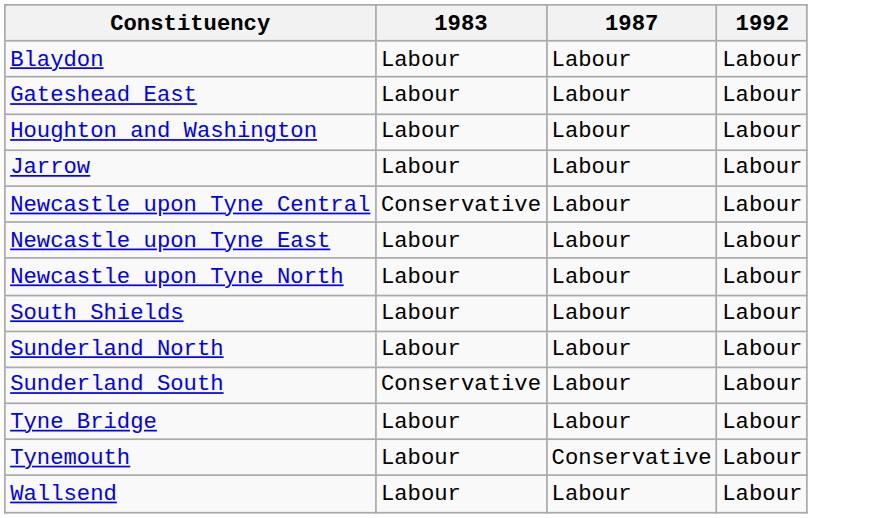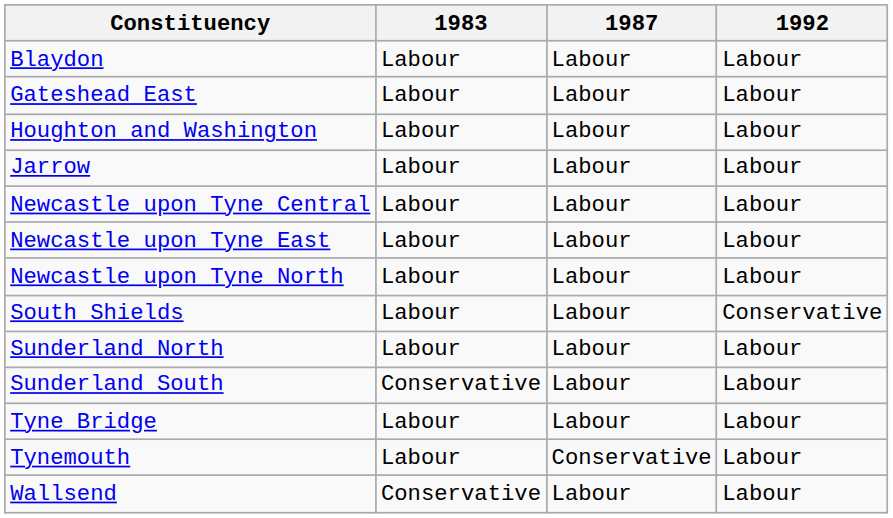(461, 204) Conservative -> (421, 204) Labour
(762, 313) Labour -> (802, 313) Conservative
(421, 494) Labour -> (461, 494) Conservative
